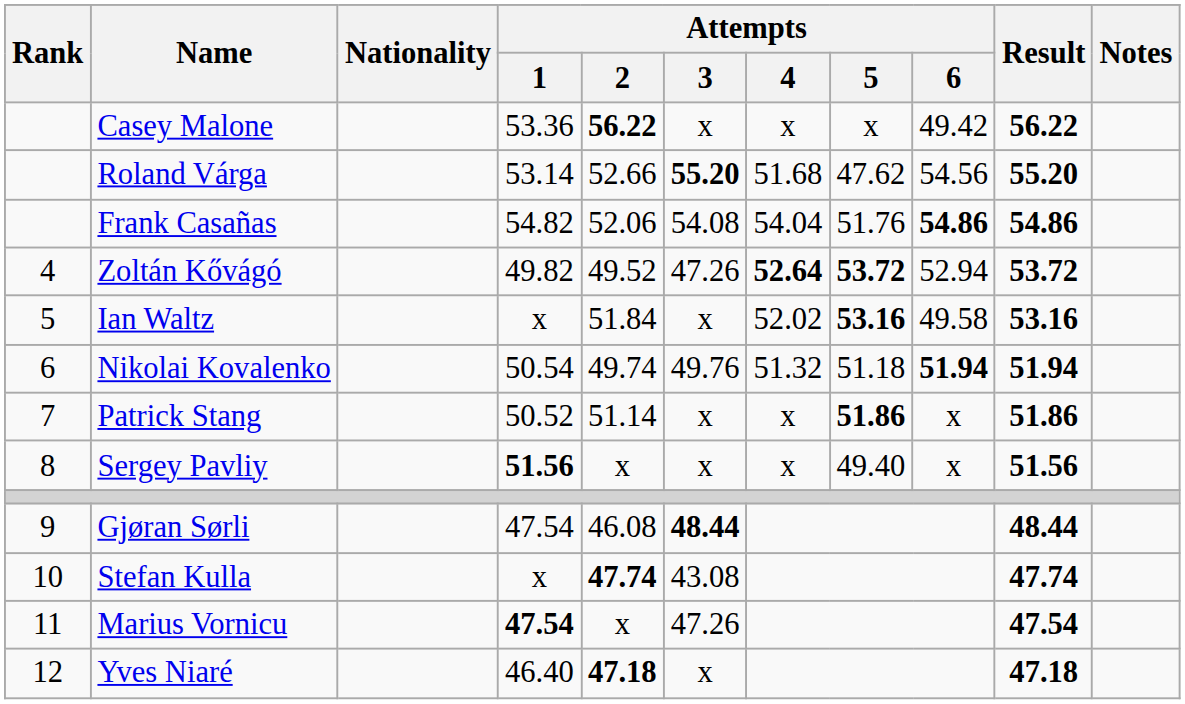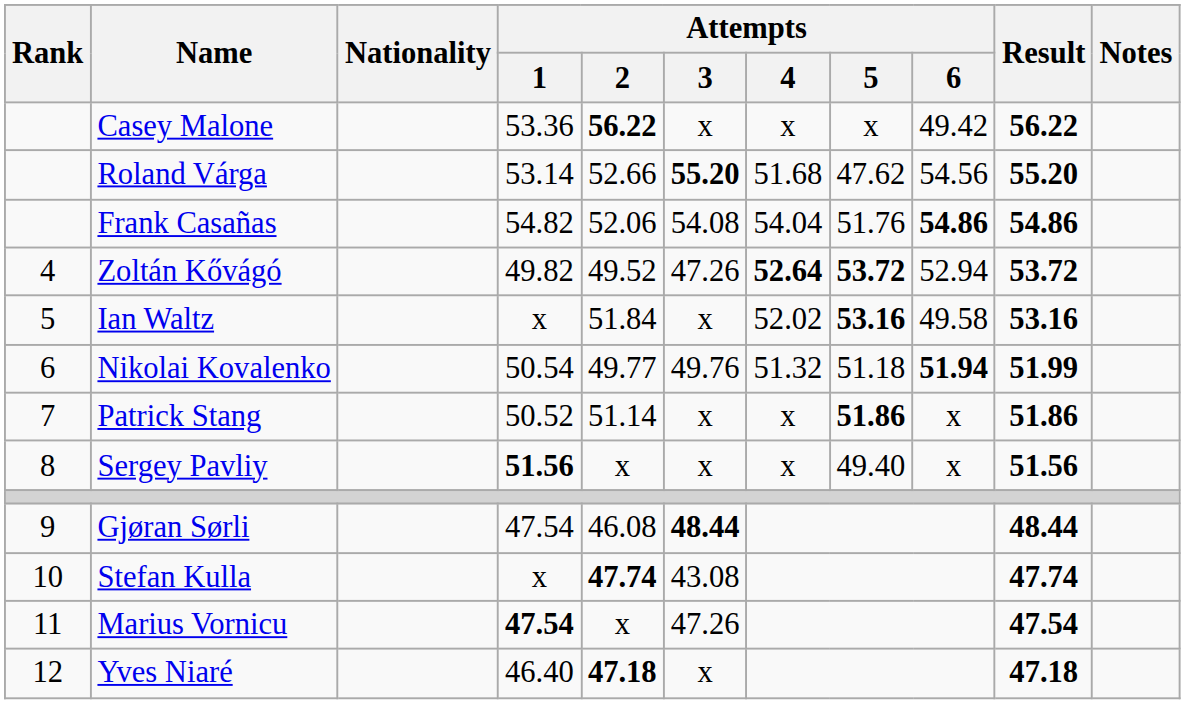(622, 367) 49.74 -> (622, 367) 49.77
(1044, 367) 51.94 -> (1044, 367) 51.99
